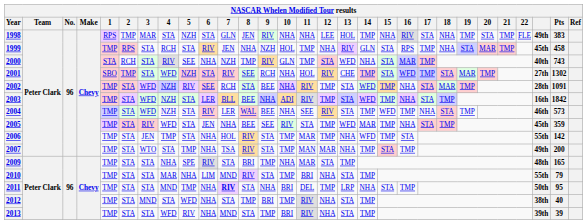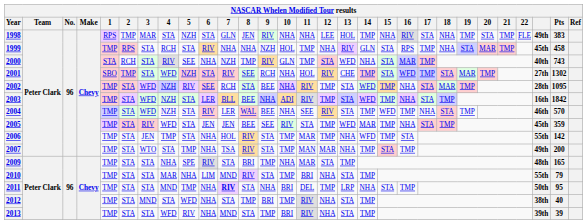(228, 48) JEN -> (228, 48) NHA
(559, 86) 1091 -> (559, 86) 1095
(559, 112) 573 -> (559, 112) 570
(228, 124) NHA -> (228, 124) JEN
